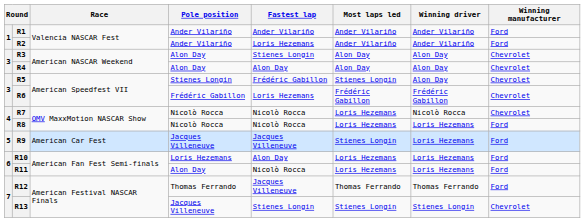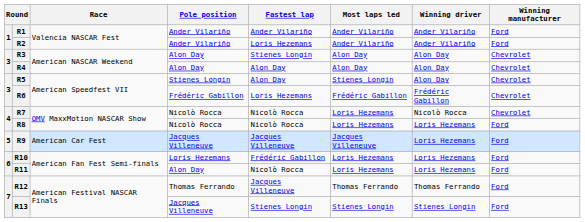(290, 80) Frédéric Gabillon -> (268, 80) Alon Day
(366, 141) Stienes Longin -> (354, 141) Jacques Villeneuve
(270, 158) Alon Day -> (288, 158) Frédéric Gabillon
(510, 207) Chevrolet -> (500, 207) Ford
